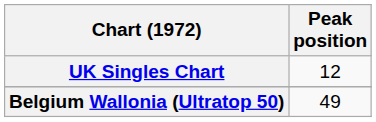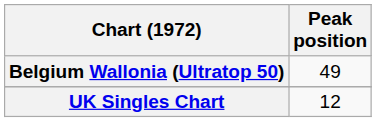rows swapped: (147, 101) <-> (147, 71)
